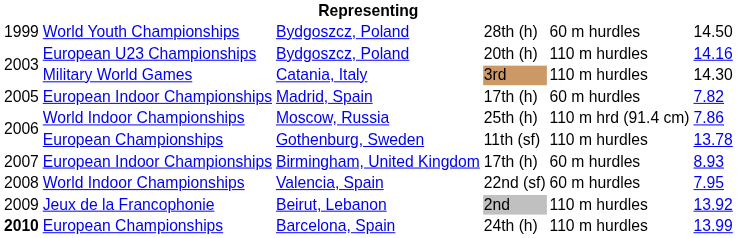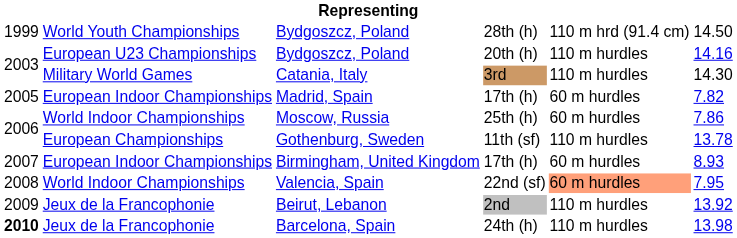(595, 32) 60 m hurdles -> (620, 32) 110 m hrd (91.4 cm)
(620, 118) 110 m hrd (91.4 cm) -> (595, 118) 60 m hurdles
(595, 183) no background -> (595, 183) lightsalmon background
(133, 226) European Championships -> (129, 226) Jeux de la Francophonie
(713, 226) 13.99 -> (713, 226) 13.98
